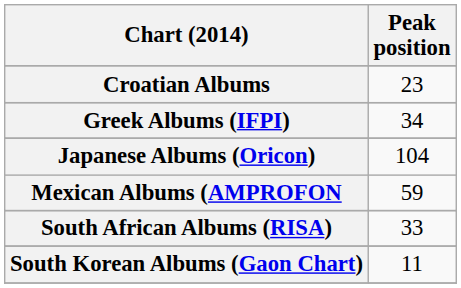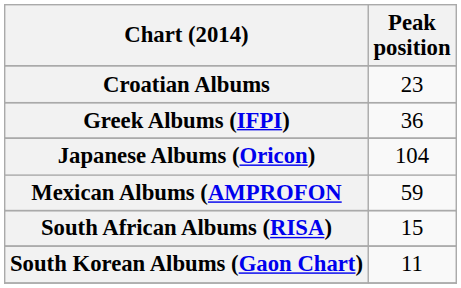(412, 120) 34 -> (412, 120) 36
(412, 228) 33 -> (412, 228) 15
